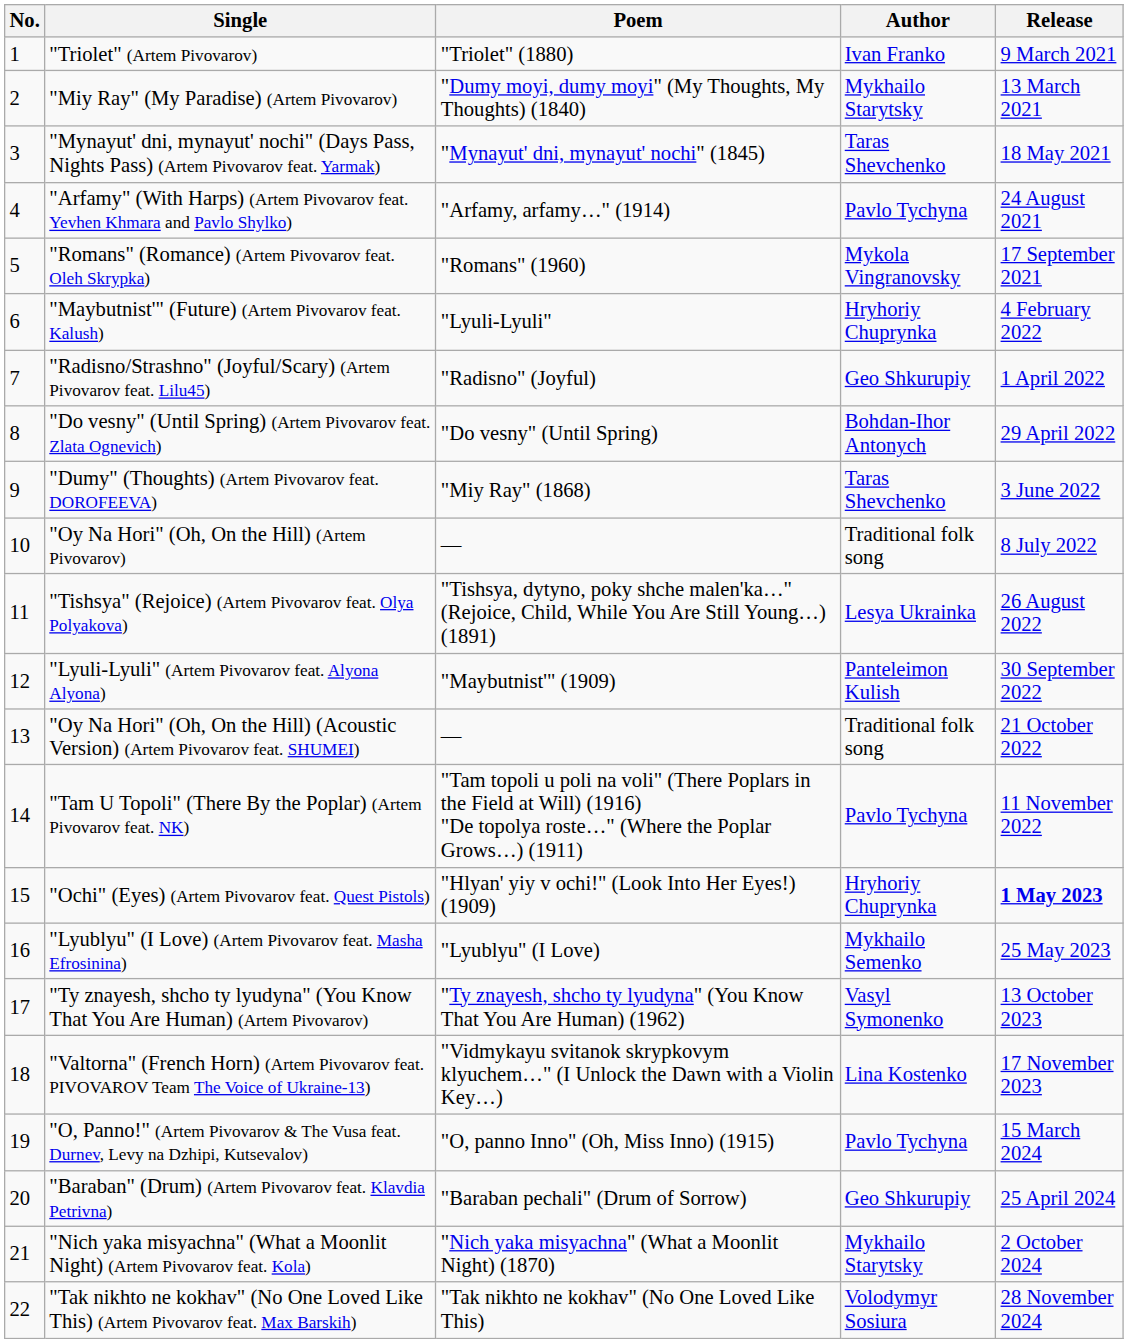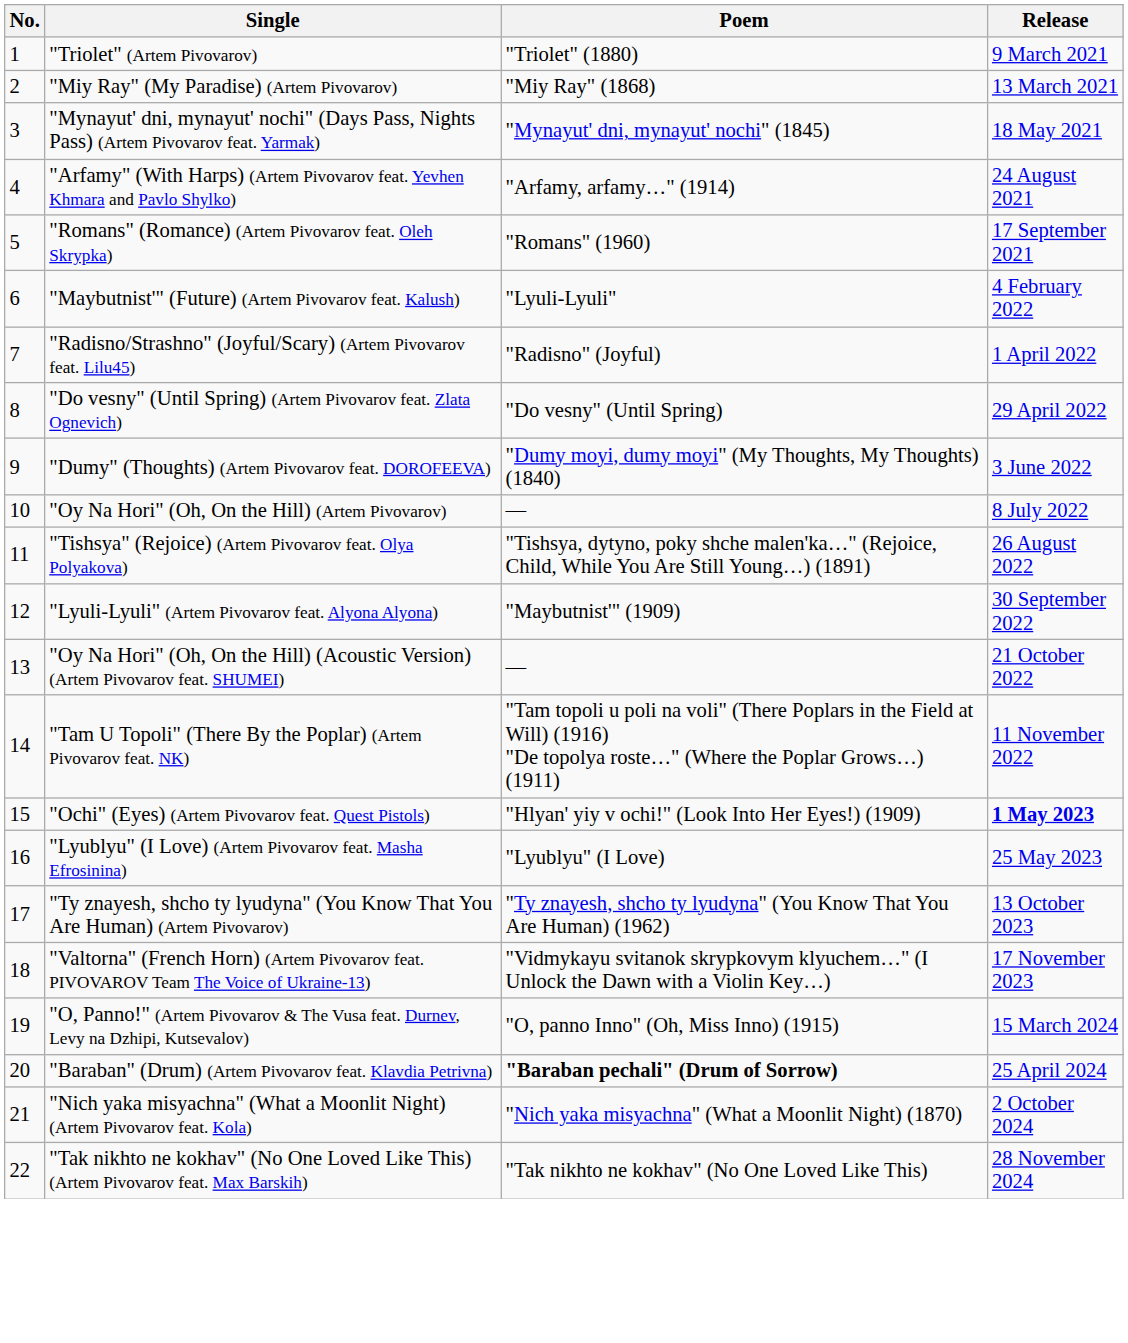- column: (918, 20)
(633, 97) "Dumy moyi, dumy moyi" (My Thoughts, My Thoughts) (1840) -> (581, 86) "Miy Ray" (1868)
(516, 489) "Miy Ray" (1868) -> (742, 466) "Dumy moyi, dumy moyi" (My Thoughts, My Thoughts) (1840)
(594, 1197) normal -> (672, 1070) bold
